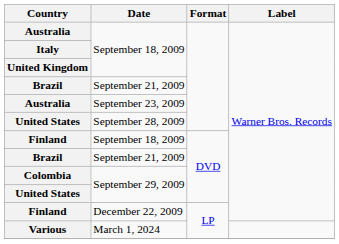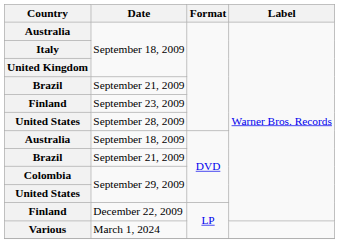(48, 103) Australia -> (48, 103) Finland
(48, 139) Finland -> (48, 139) Australia
